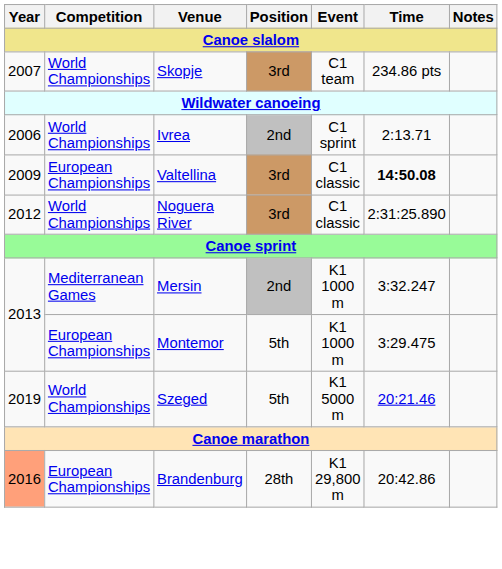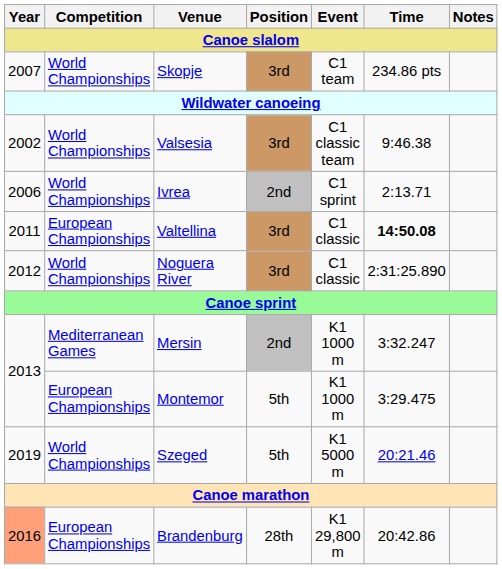+ row: (184, 143)
(24, 175) 2009 -> (24, 231) 2011
